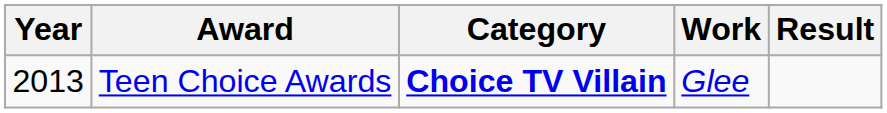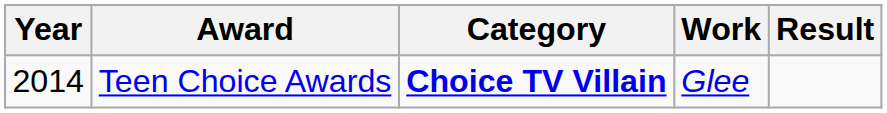(48, 81) 2013 -> (48, 81) 2014
